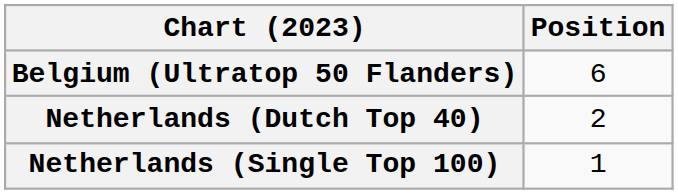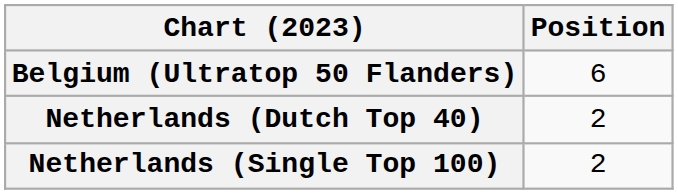(598, 165) 1 -> (598, 165) 2
